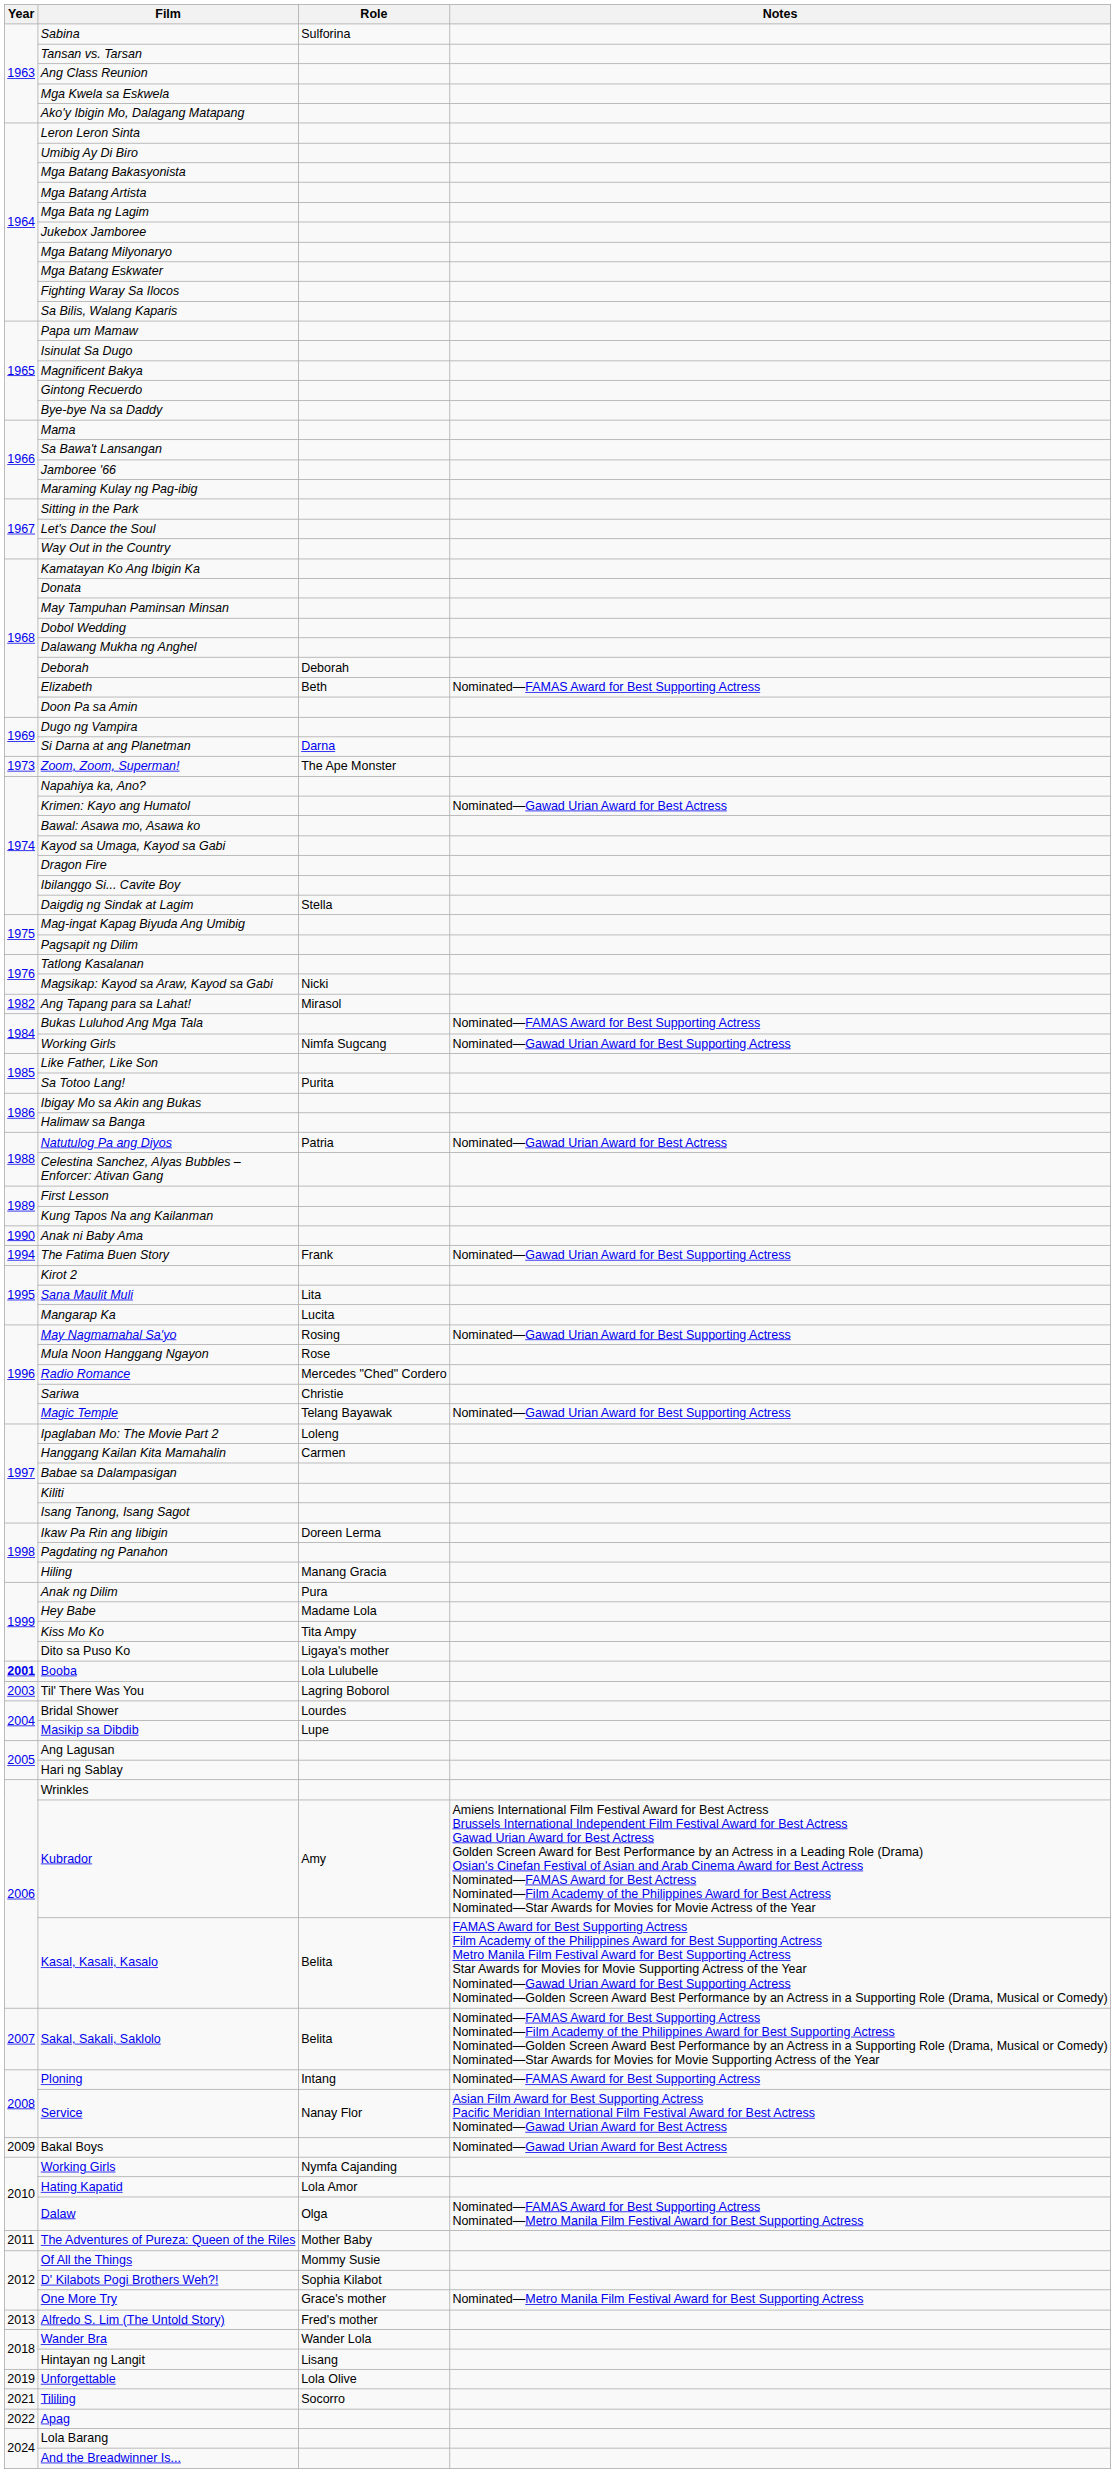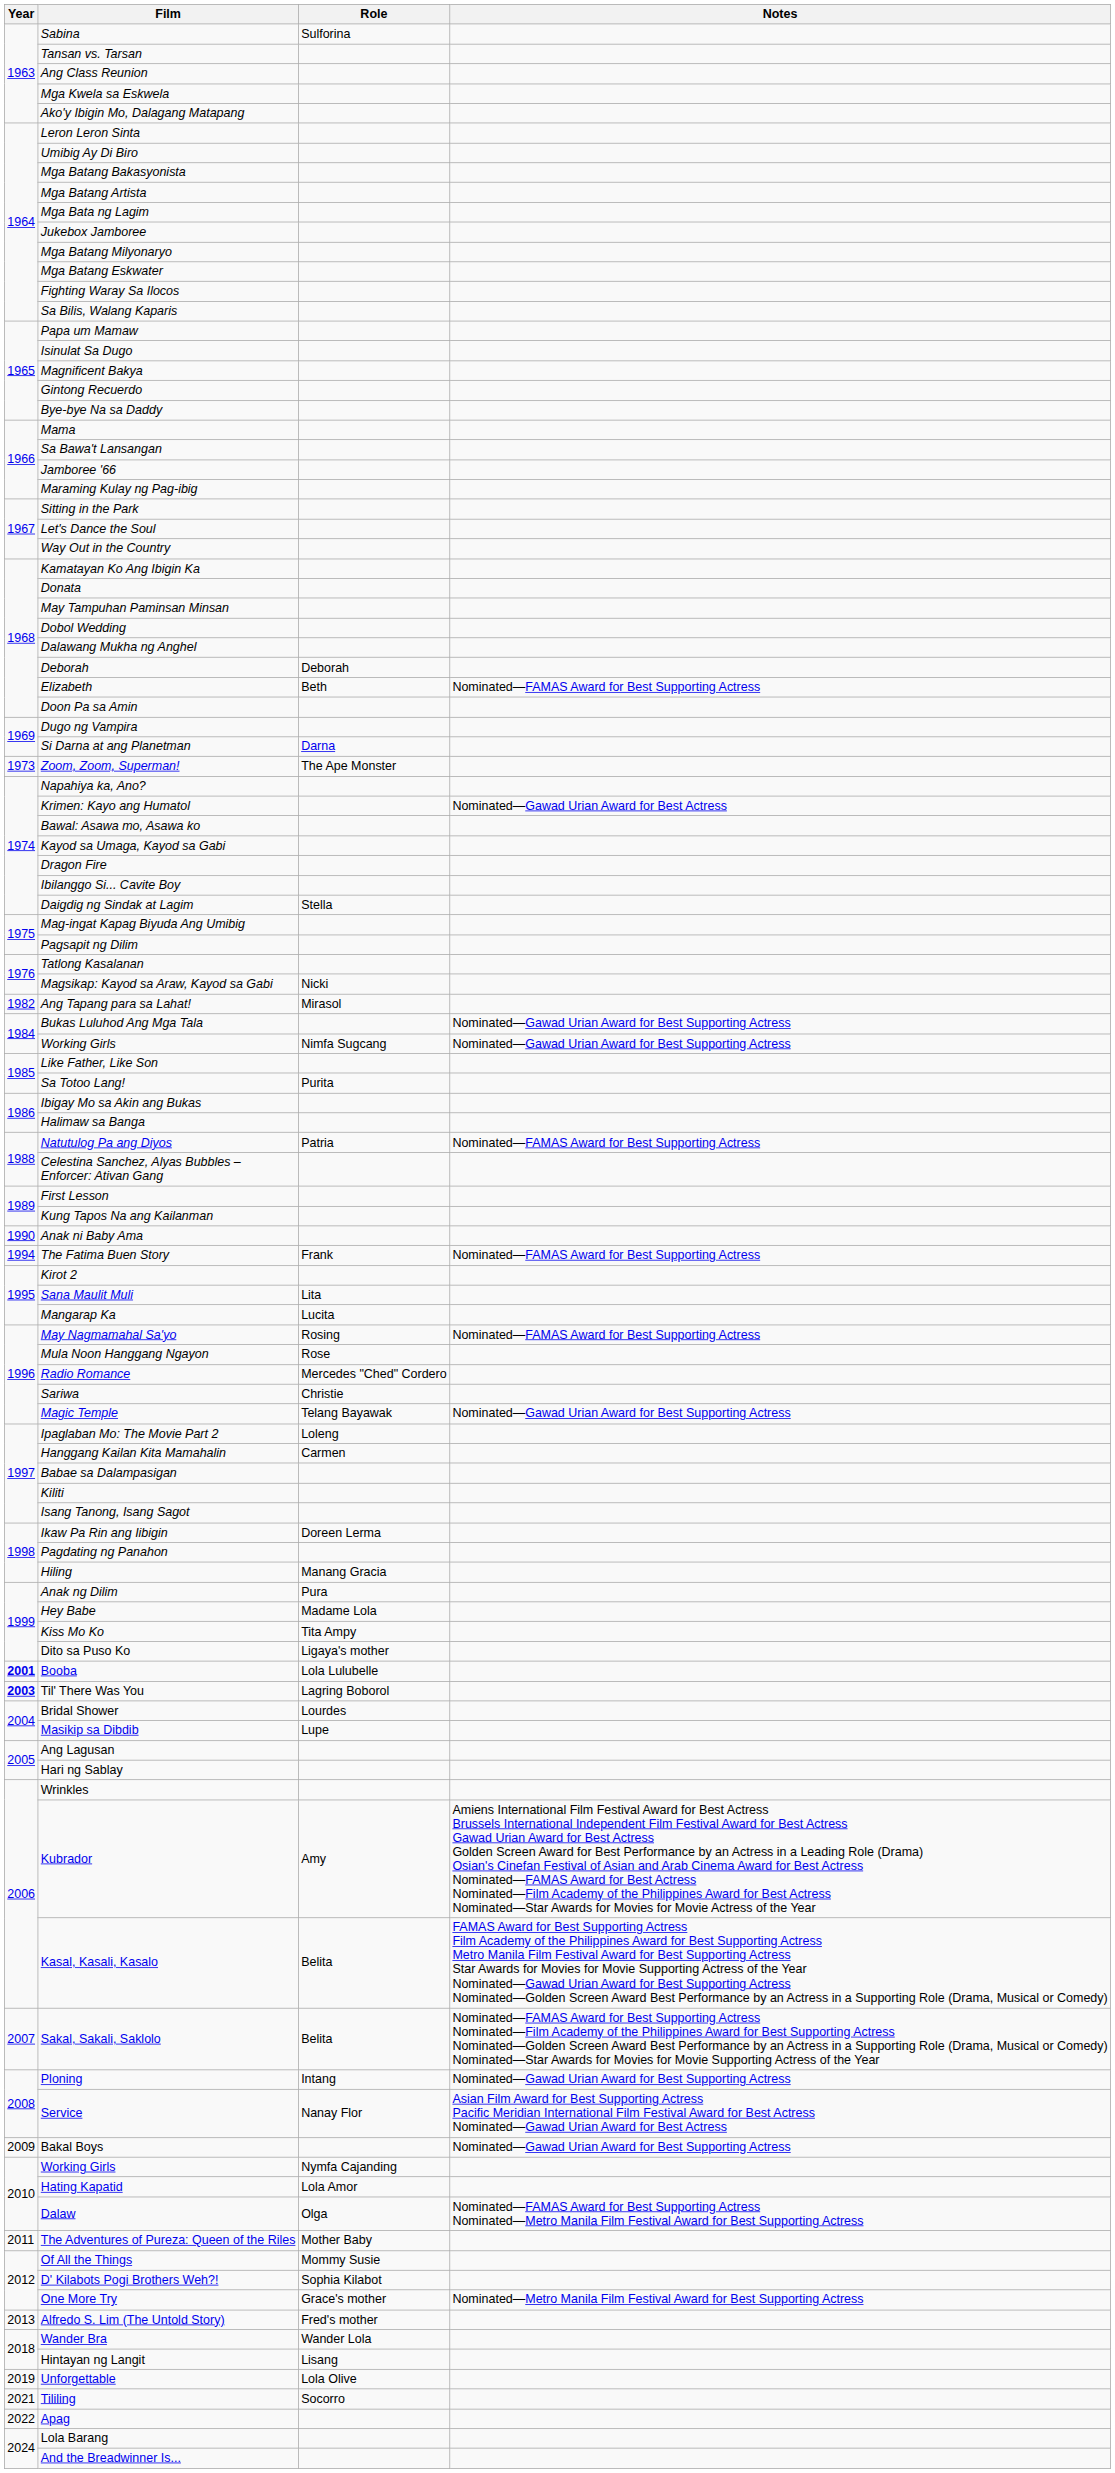(606, 1023) Nominated—FAMAS Award for Best Supporting Actress -> (622, 1023) Nominated—Gawad Urian Award for Best Supporting Actress
(590, 1142) Nominated—Gawad Urian Award for Best Actress -> (606, 1142) Nominated—FAMAS Award for Best Supporting Actress
(622, 1255) Nominated—Gawad Urian Award for Best Supporting Actress -> (606, 1255) Nominated—FAMAS Award for Best Supporting Actress
(622, 1334) Nominated—Gawad Urian Award for Best Supporting Actress -> (606, 1334) Nominated—FAMAS Award for Best Supporting Actress
(21, 1691) normal -> (21, 1691) bold
(606, 2079) Nominated—FAMAS Award for Best Supporting Actress -> (622, 2079) Nominated—Gawad Urian Award for Best Supporting Actress
(590, 2147) Nominated—Gawad Urian Award for Best Actress -> (622, 2147) Nominated—Gawad Urian Award for Best Supporting Actress
